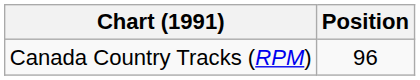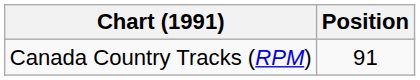(365, 57) 96 -> (365, 57) 91
